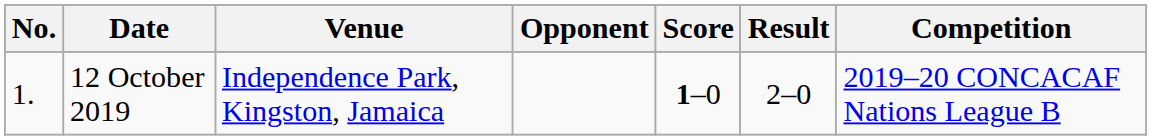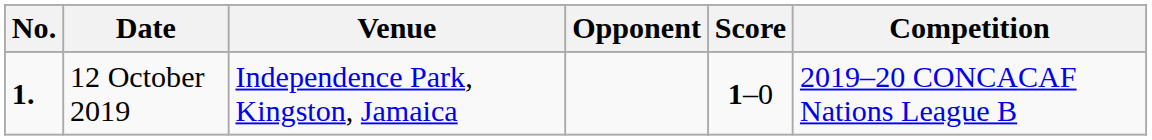- column: (789, 28)
(23, 92) normal -> (23, 92) bold
